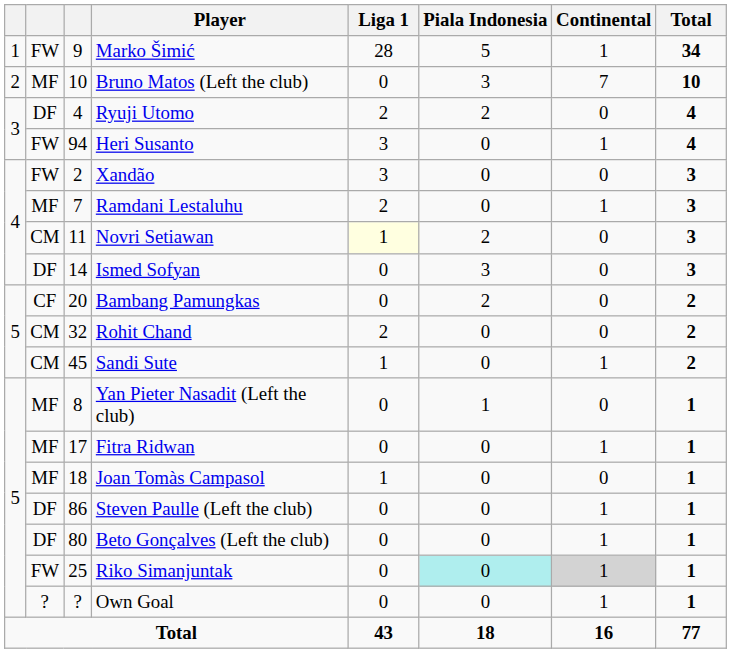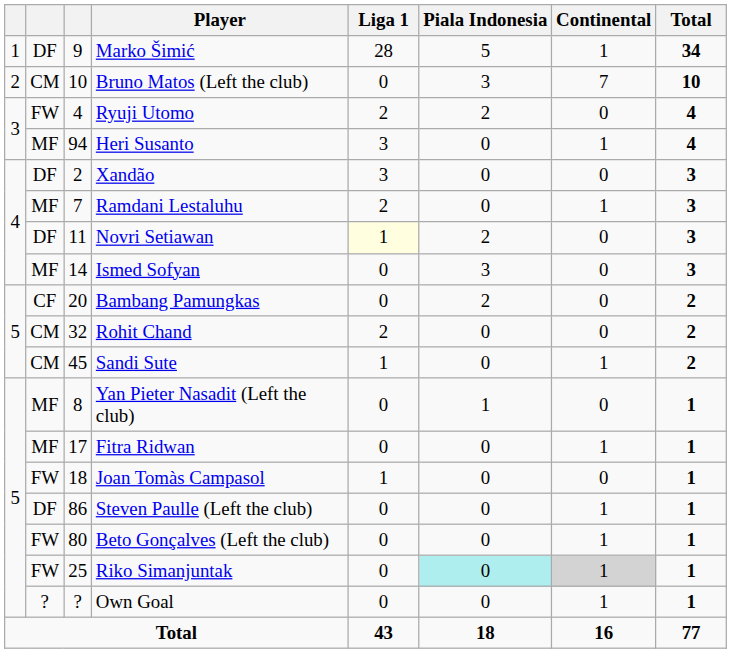(45, 51) FW -> (45, 51) DF
(45, 82) MF -> (45, 82) CM
(45, 113) DF -> (45, 113) FW
(45, 144) FW -> (45, 144) MF
(45, 175) FW -> (45, 175) DF
(45, 237) CM -> (45, 237) DF
(45, 268) DF -> (45, 268) MF
(45, 477) MF -> (45, 477) FW
(45, 539) DF -> (45, 539) FW
